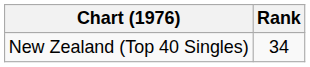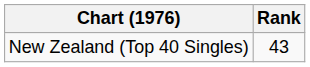(279, 47) 34 -> (279, 47) 43
